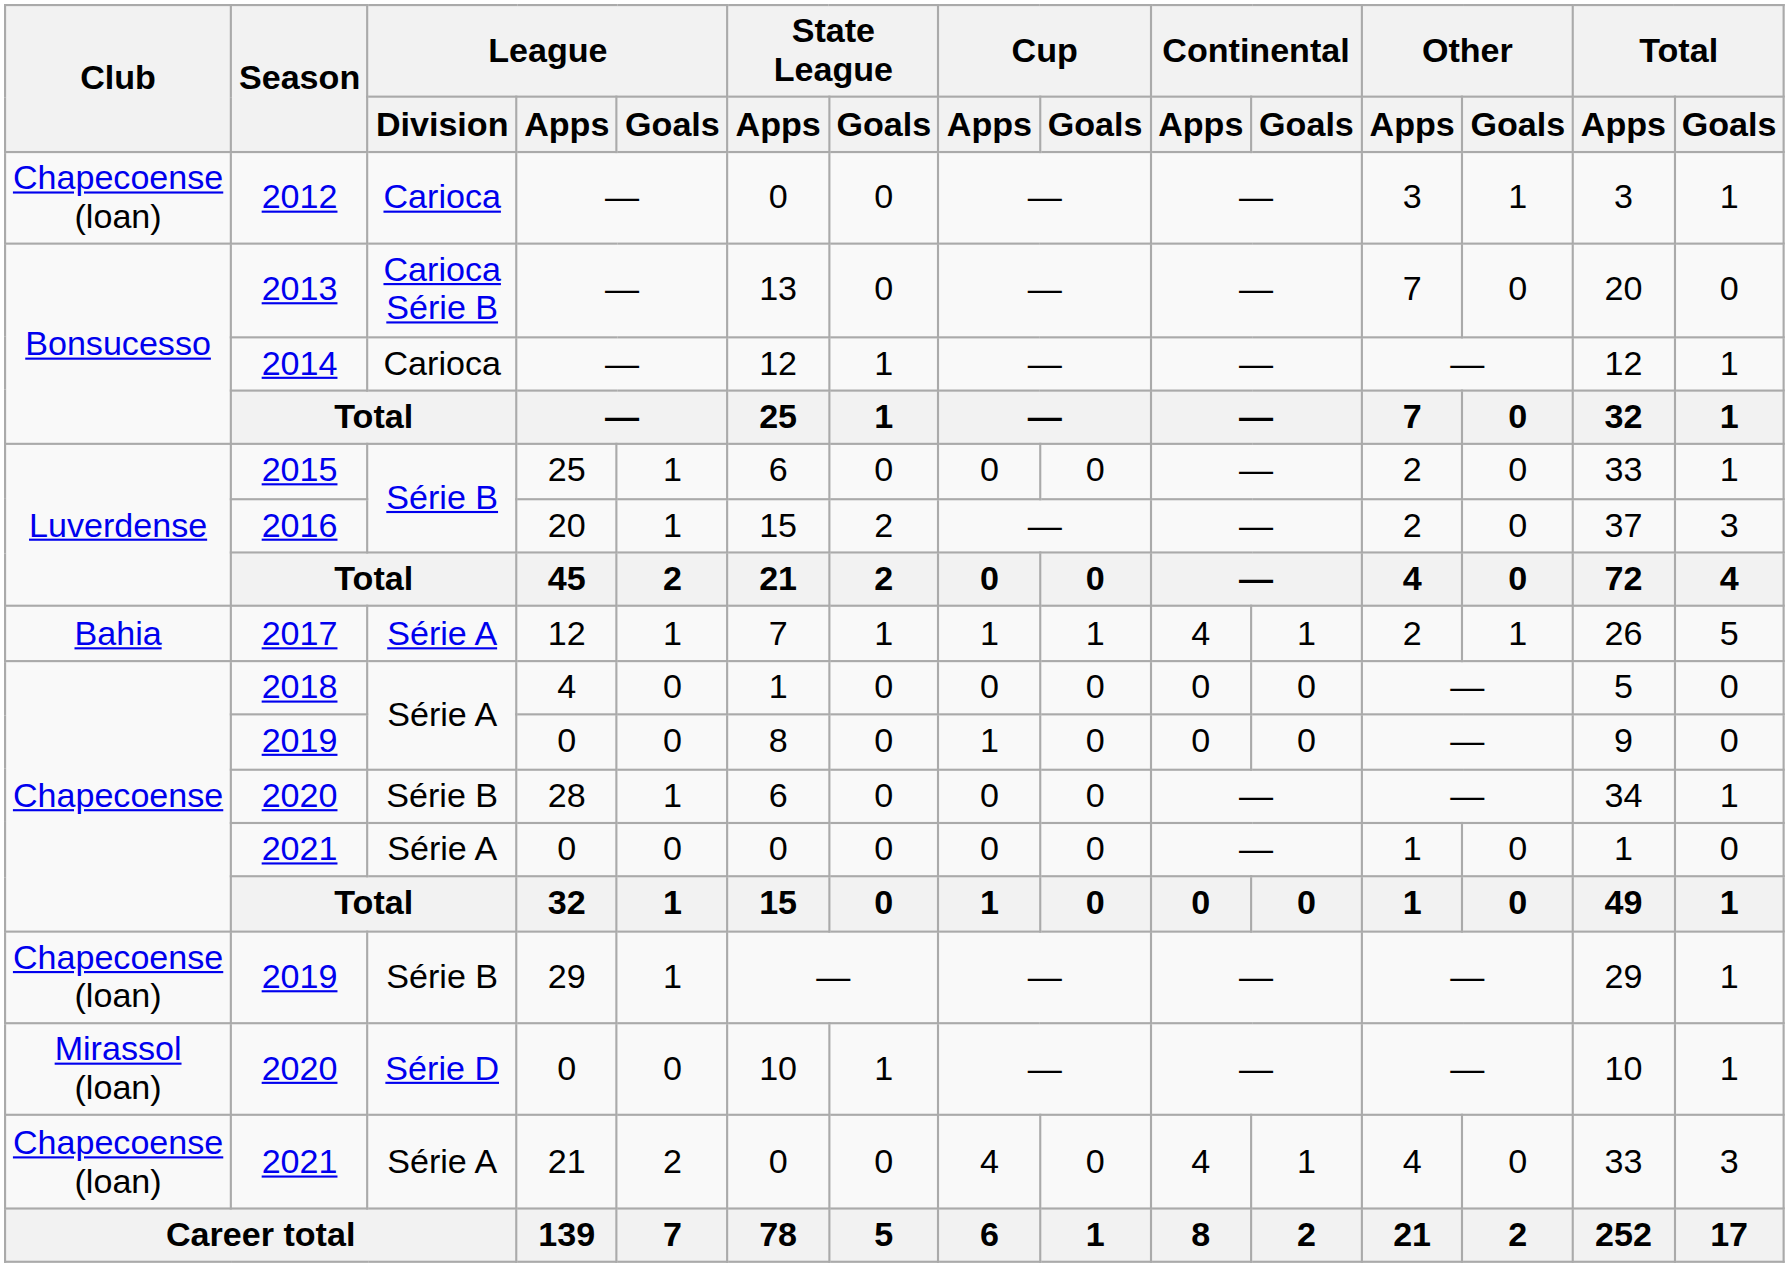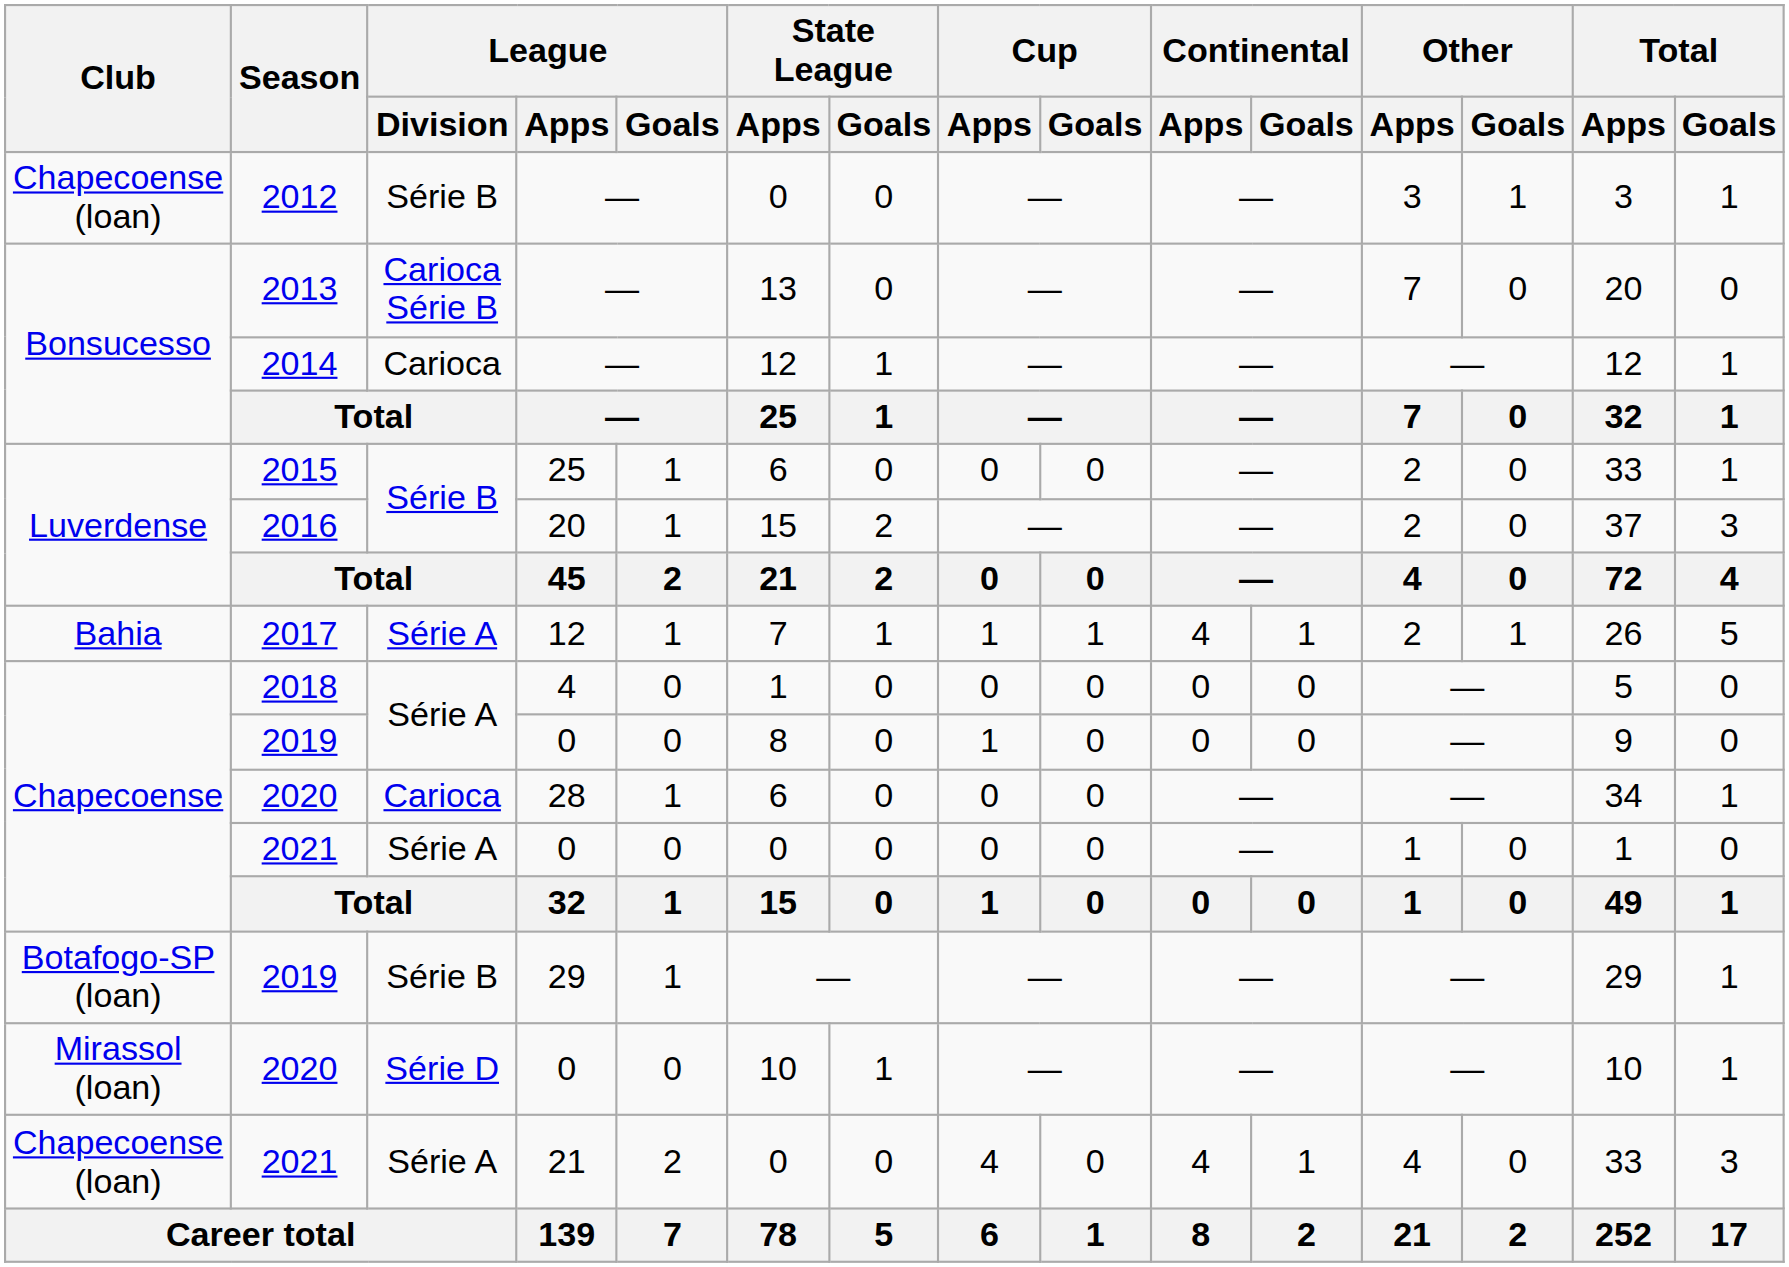(442, 197) Carioca -> (442, 197) Série B
(442, 795) Série B -> (442, 795) Carioca
(118, 976) Chapecoense (loan) -> (118, 976) Botafogo-SP (loan)
